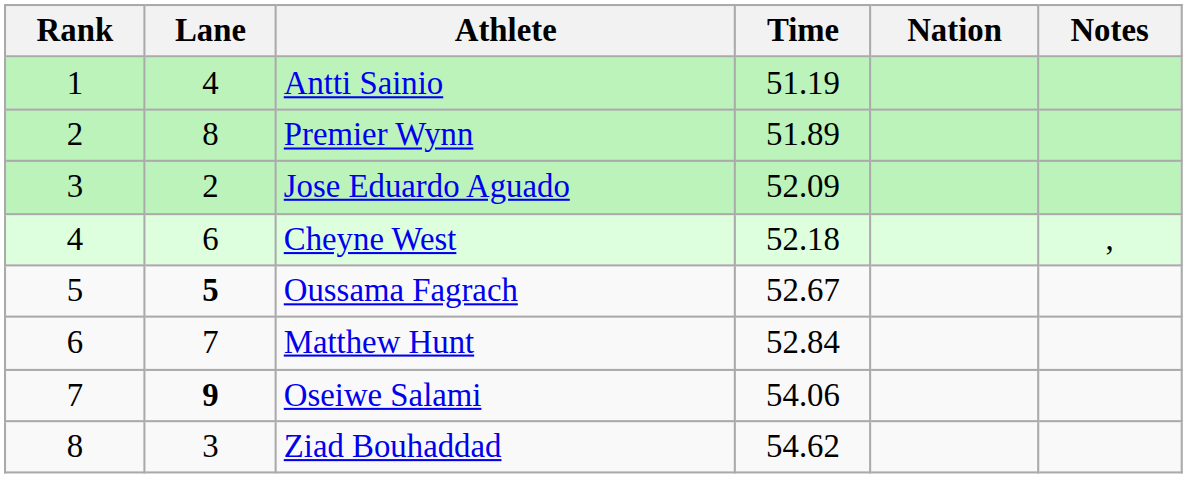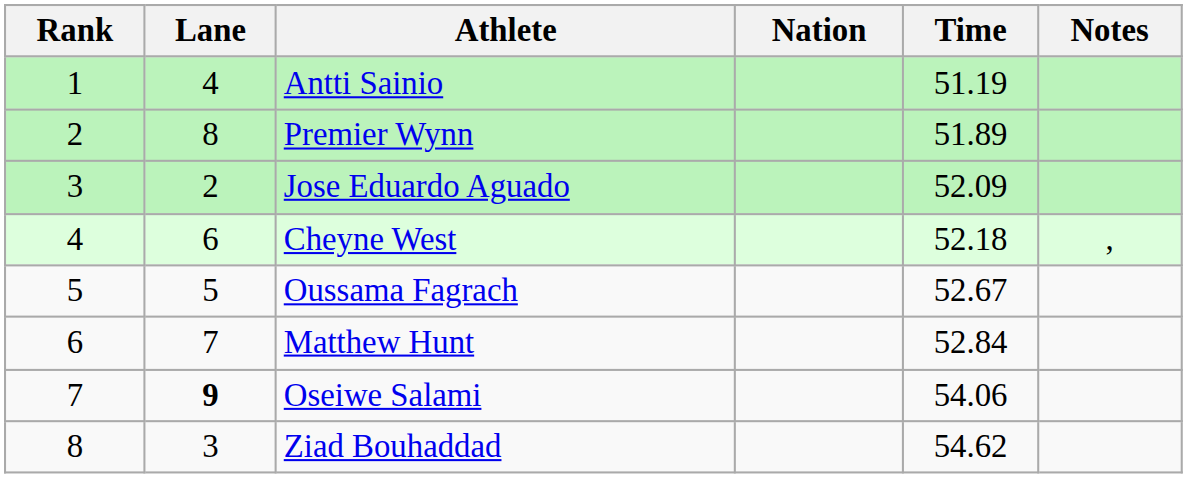columns swapped: (955, 30) <-> (803, 30)
(211, 290) bold -> (211, 290) normal
